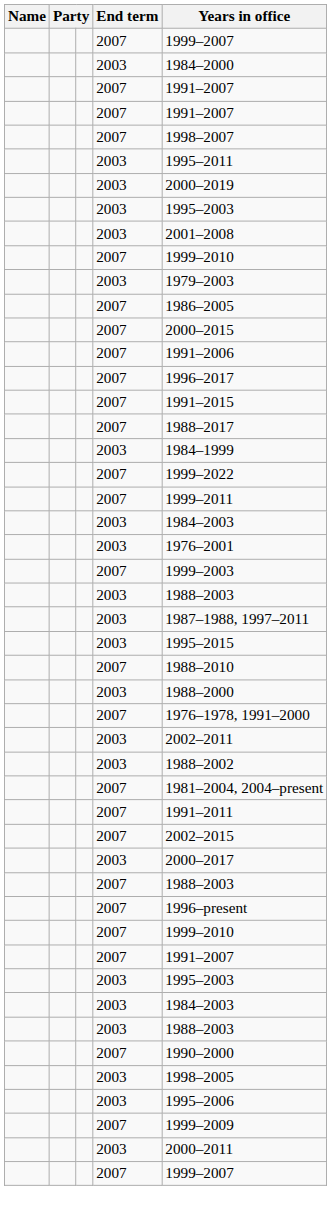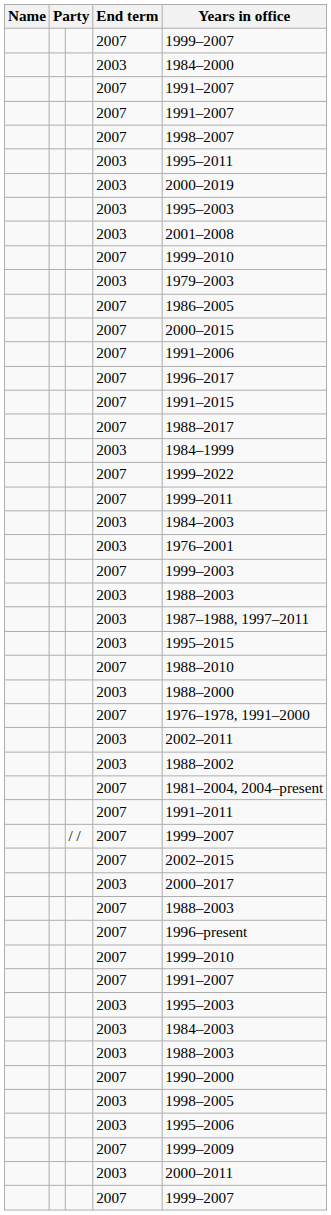+ row: (75, 836)
